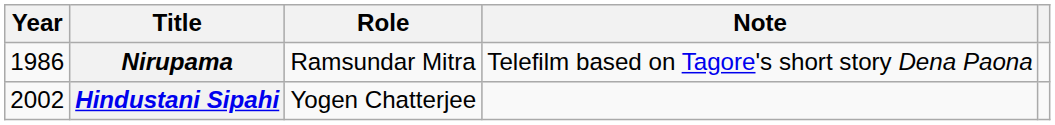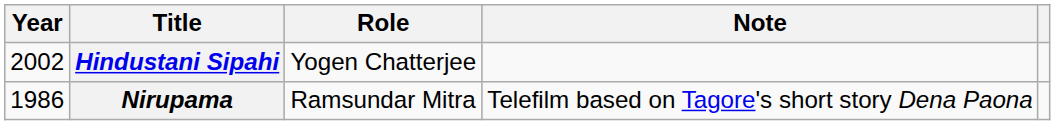rows swapped: (177, 61) <-> (177, 100)
